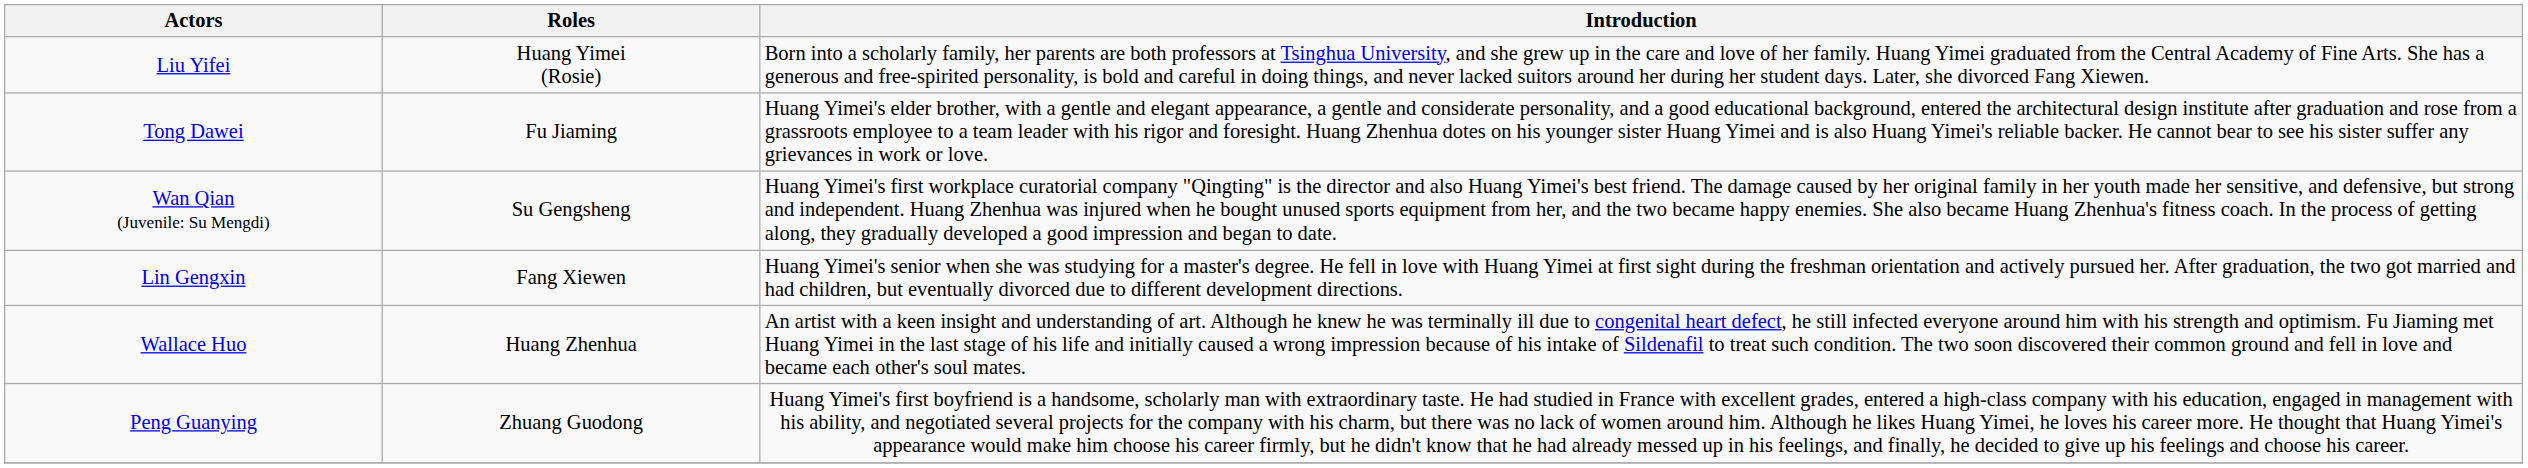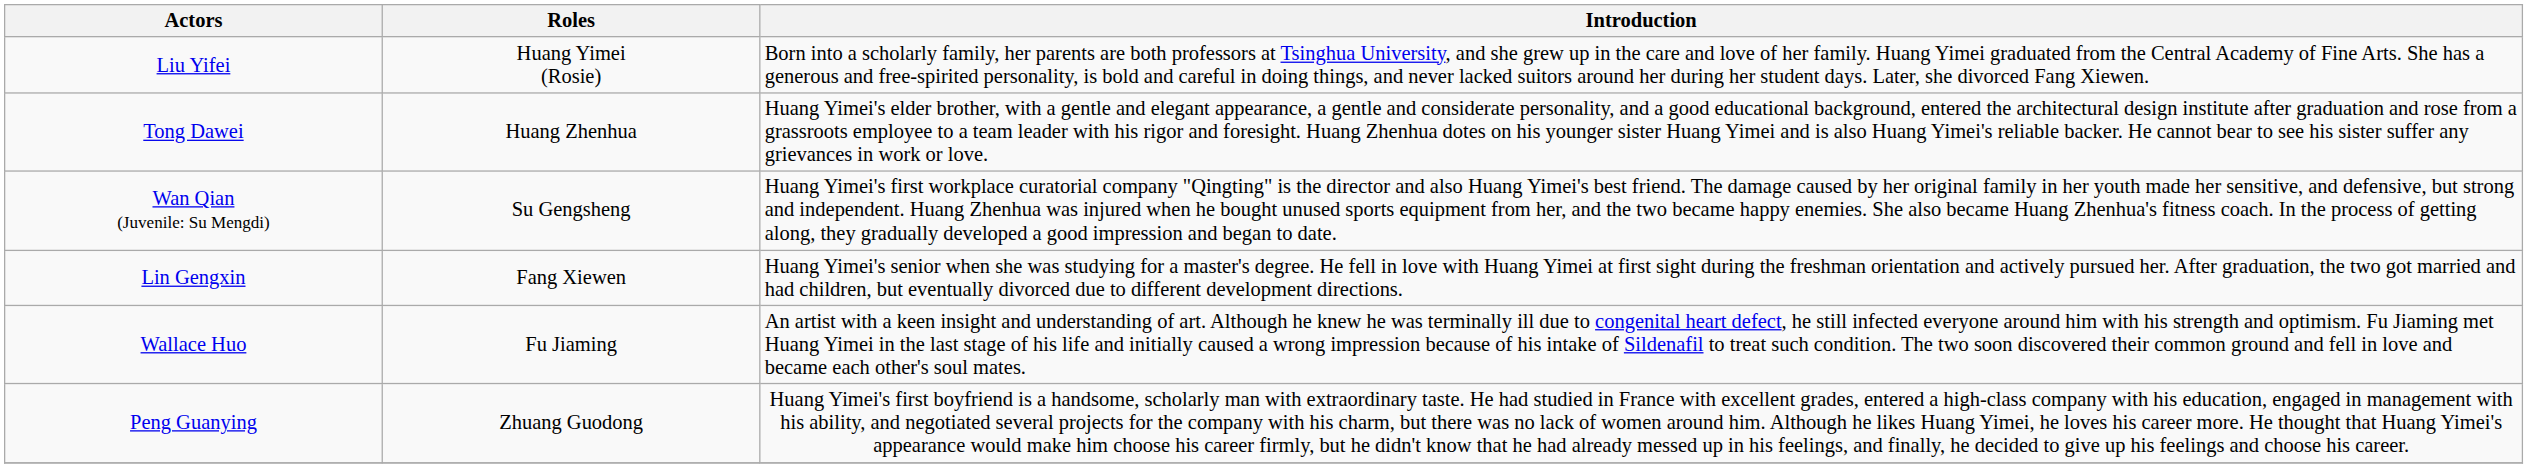(571, 131) Fu Jiaming -> (571, 131) Huang Zhenhua
(571, 344) Huang Zhenhua -> (571, 344) Fu Jiaming
